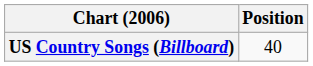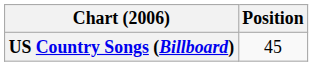(273, 46) 40 -> (273, 46) 45
